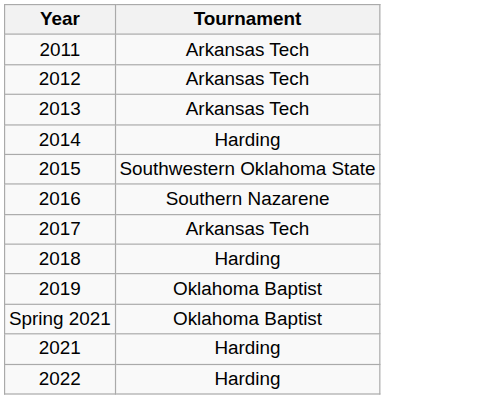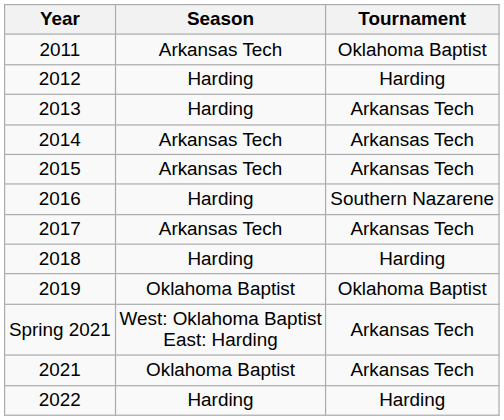+ column: (221, 19)
(248, 49) Arkansas Tech -> (412, 49) Oklahoma Baptist
(248, 79) Arkansas Tech -> (412, 79) Harding
(248, 139) Harding -> (412, 139) Arkansas Tech
(248, 169) Southwestern Oklahoma State -> (412, 169) Arkansas Tech
(248, 318) Oklahoma Baptist -> (412, 329) Arkansas Tech
(248, 348) Harding -> (412, 370) Arkansas Tech
